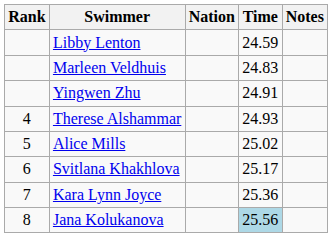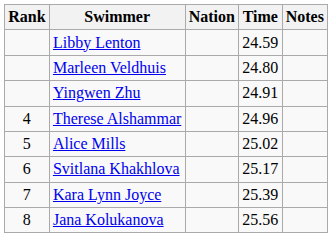(260, 67) 24.83 -> (260, 67) 24.80
(260, 118) 24.93 -> (260, 118) 24.96
(260, 194) 25.36 -> (260, 194) 25.39
(260, 220) lightblue background -> (260, 220) no background
